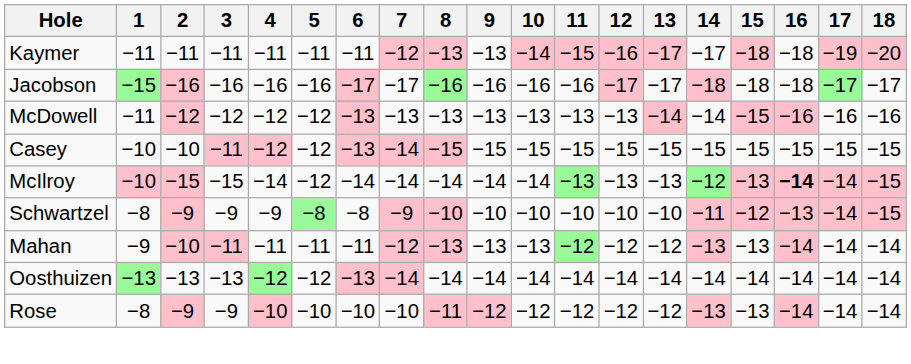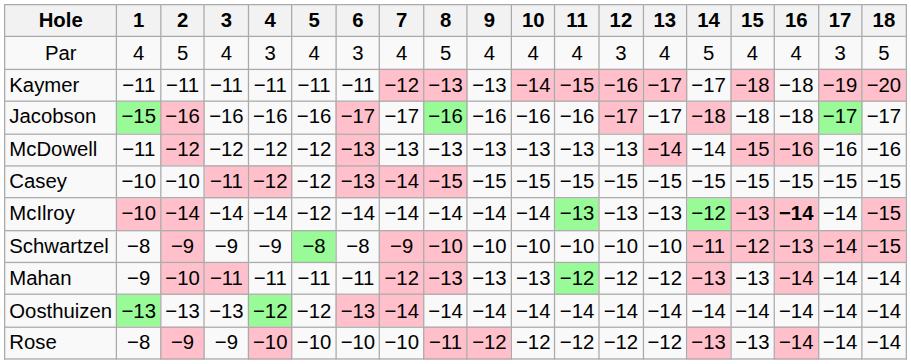+ row: (61, 52)
(183, 181) −15 -> (183, 213) −14
(226, 181) −15 -> (226, 213) −14
(840, 181) pink background -> (840, 213) no background
